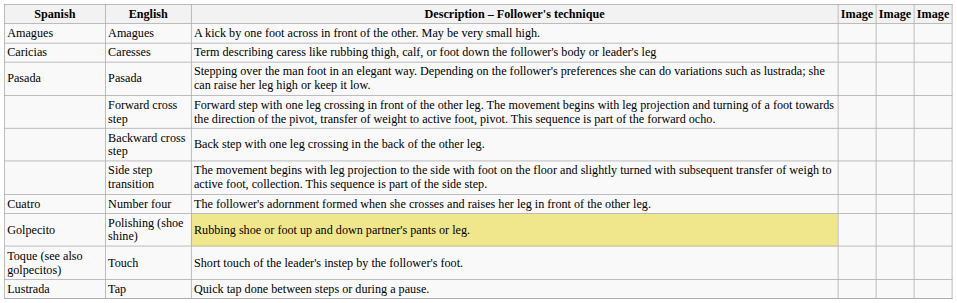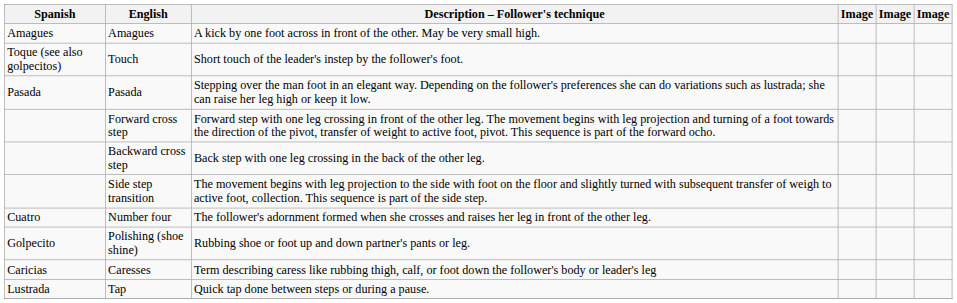rows swapped: (129, 52) <-> (123, 262)
(332, 229) khaki background -> (332, 243) no background
